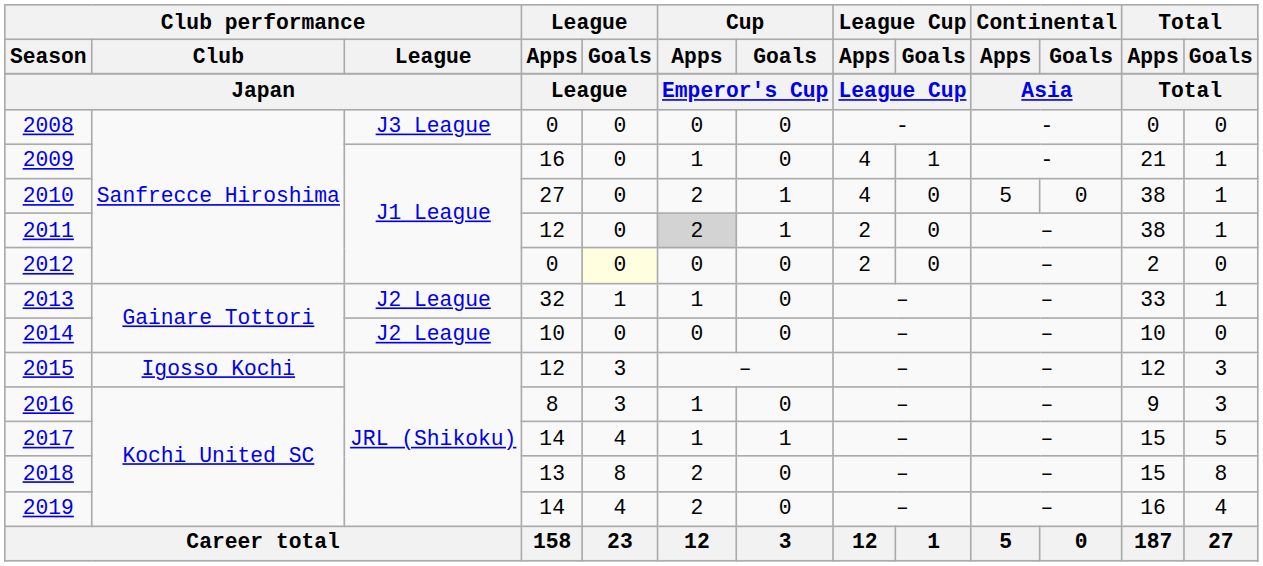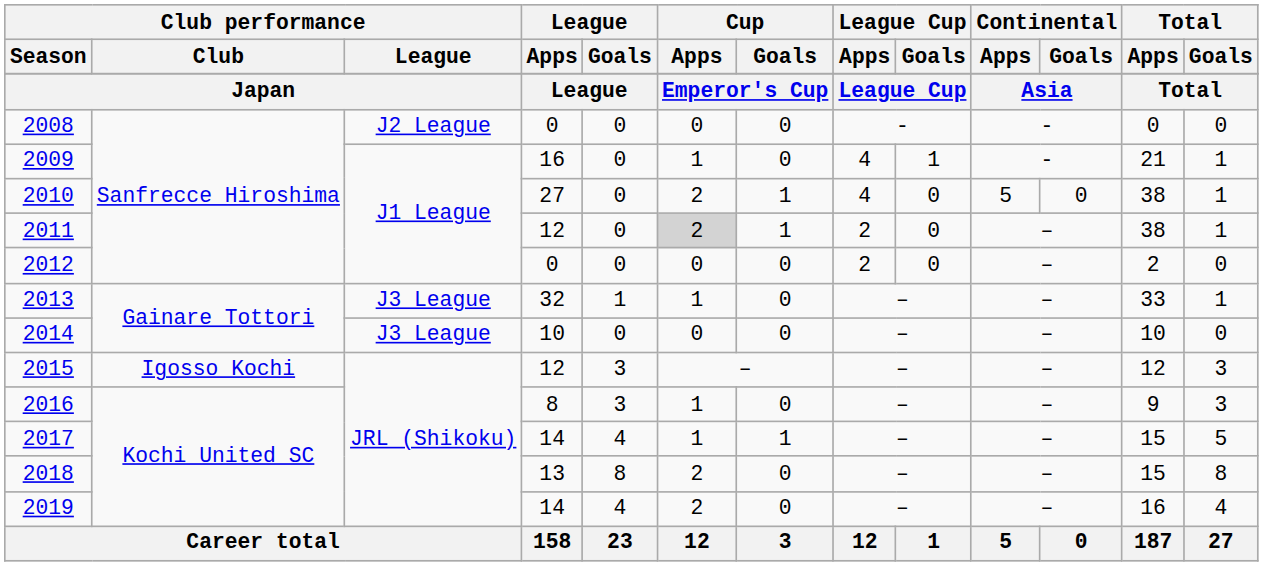(433, 126) J3 League -> (433, 126) J2 League
(620, 265) lightyellow background -> (620, 265) no background
(433, 300) J2 League -> (433, 300) J3 League
(433, 335) J2 League -> (433, 335) J3 League
